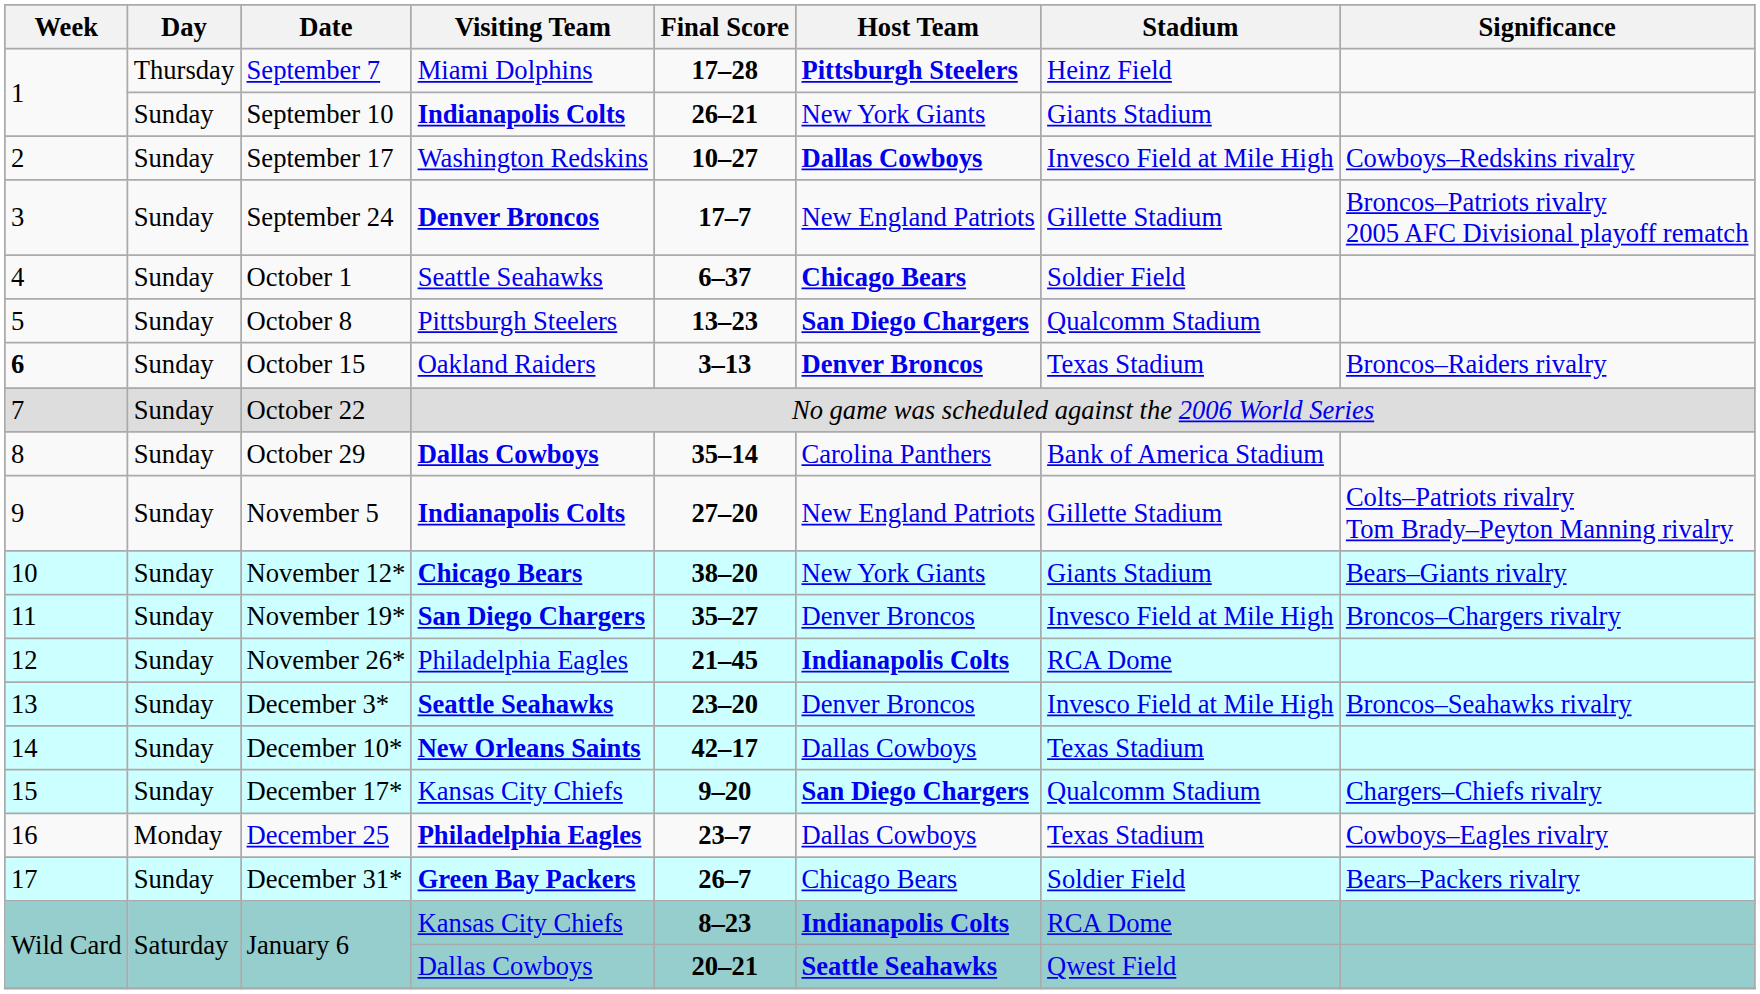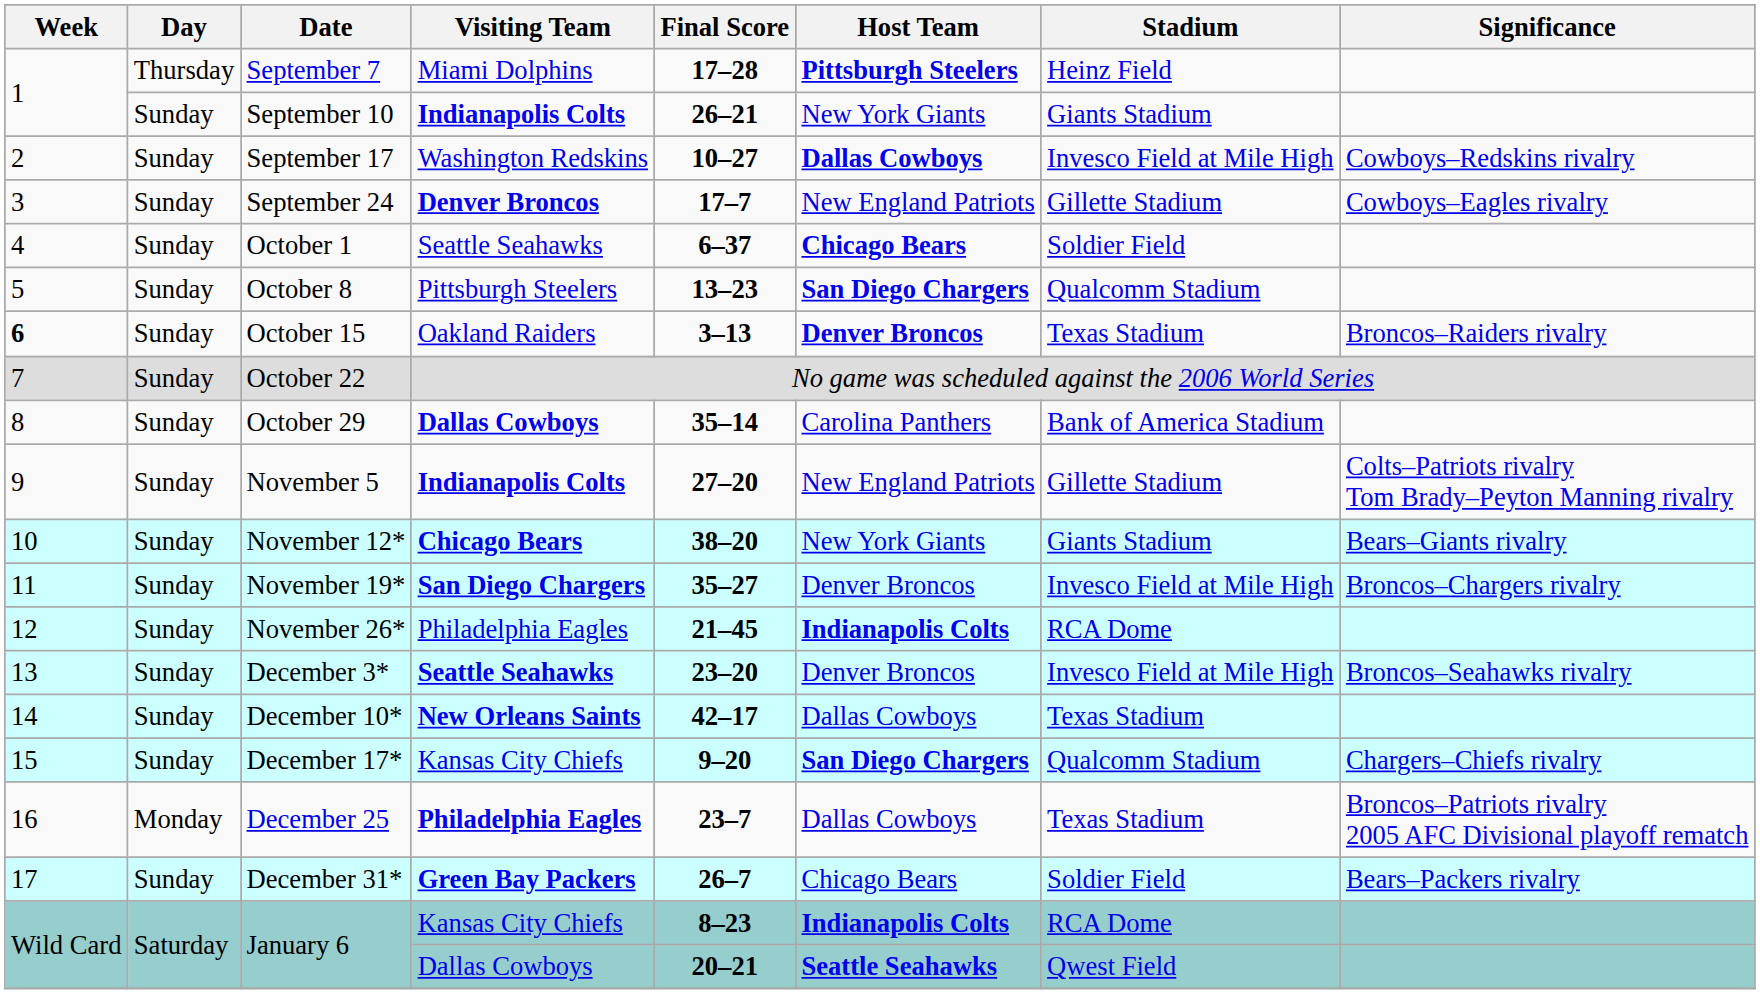(1547, 217) Broncos–Patriots rivalry 2005 AFC Divisional playoff rematch -> (1477, 202) Cowboys–Eagles rivalry
(1477, 835) Cowboys–Eagles rivalry -> (1547, 819) Broncos–Patriots rivalry 2005 AFC Divisional playoff rematch
